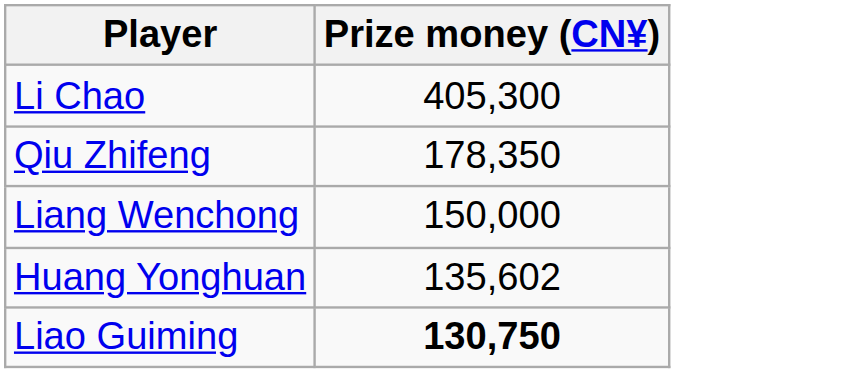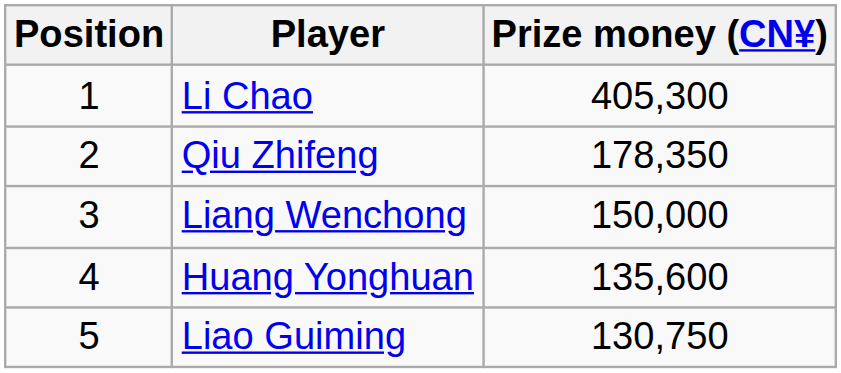+ column: (89, 34)
(492, 276) 135,602 -> (660, 276) 135,600
(492, 336) bold -> (660, 336) normal
